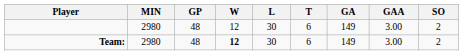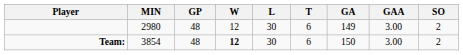(151, 42) 2980 -> (151, 42) 3854
(348, 42) 149 -> (348, 42) 150
